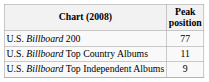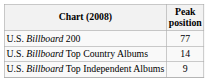(185, 54) 11 -> (185, 54) 14
